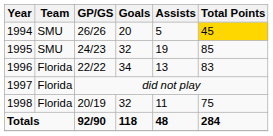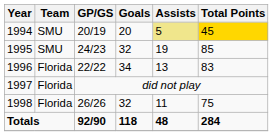(92, 31) 26/26 -> (92, 31) 20/19
(159, 31) no background -> (159, 31) khaki background
(92, 103) 20/19 -> (92, 103) 26/26
